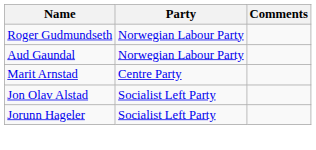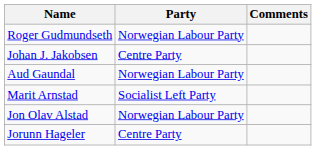+ row: (52, 54)
(150, 74) Centre Party -> (167, 94) Socialist Left Party
(167, 94) Socialist Left Party -> (181, 114) Norwegian Labour Party
(167, 114) Socialist Left Party -> (150, 134) Centre Party
